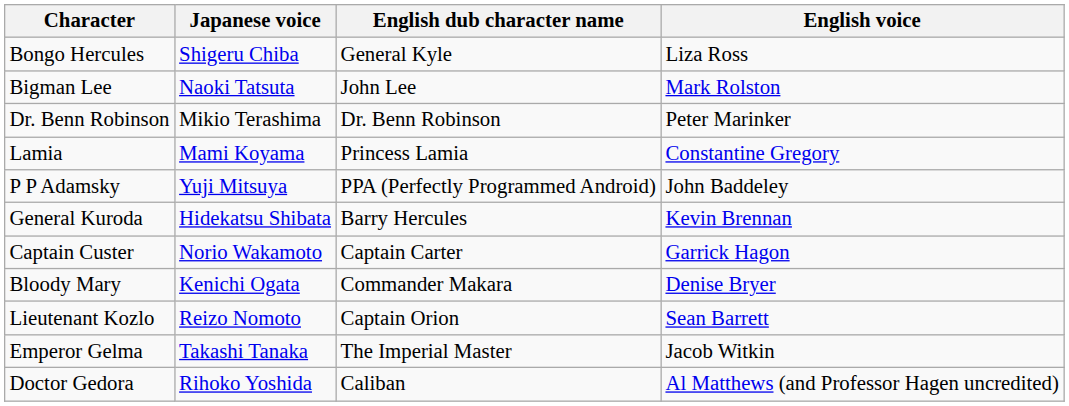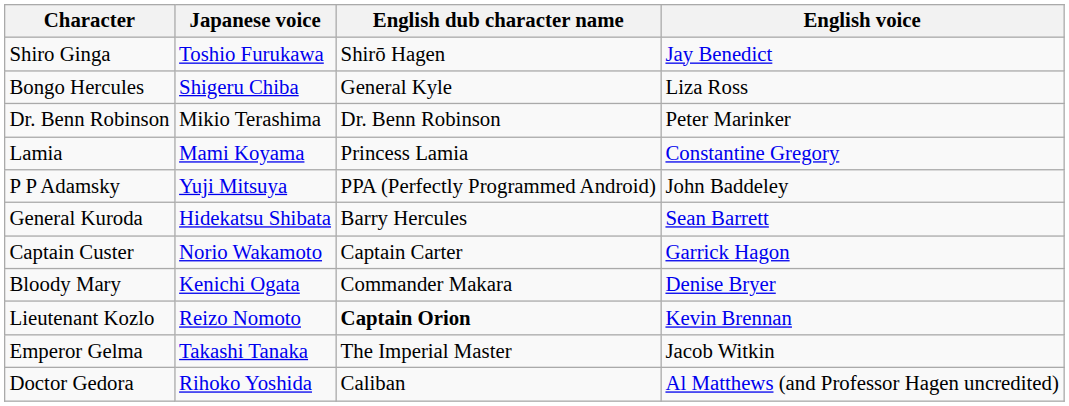+ row: (60, 53)
- row: (61, 86)
(729, 218) Kevin Brennan -> (717, 218) Sean Barrett
(400, 317) normal -> (406, 317) bold
(717, 317) Sean Barrett -> (729, 317) Kevin Brennan
